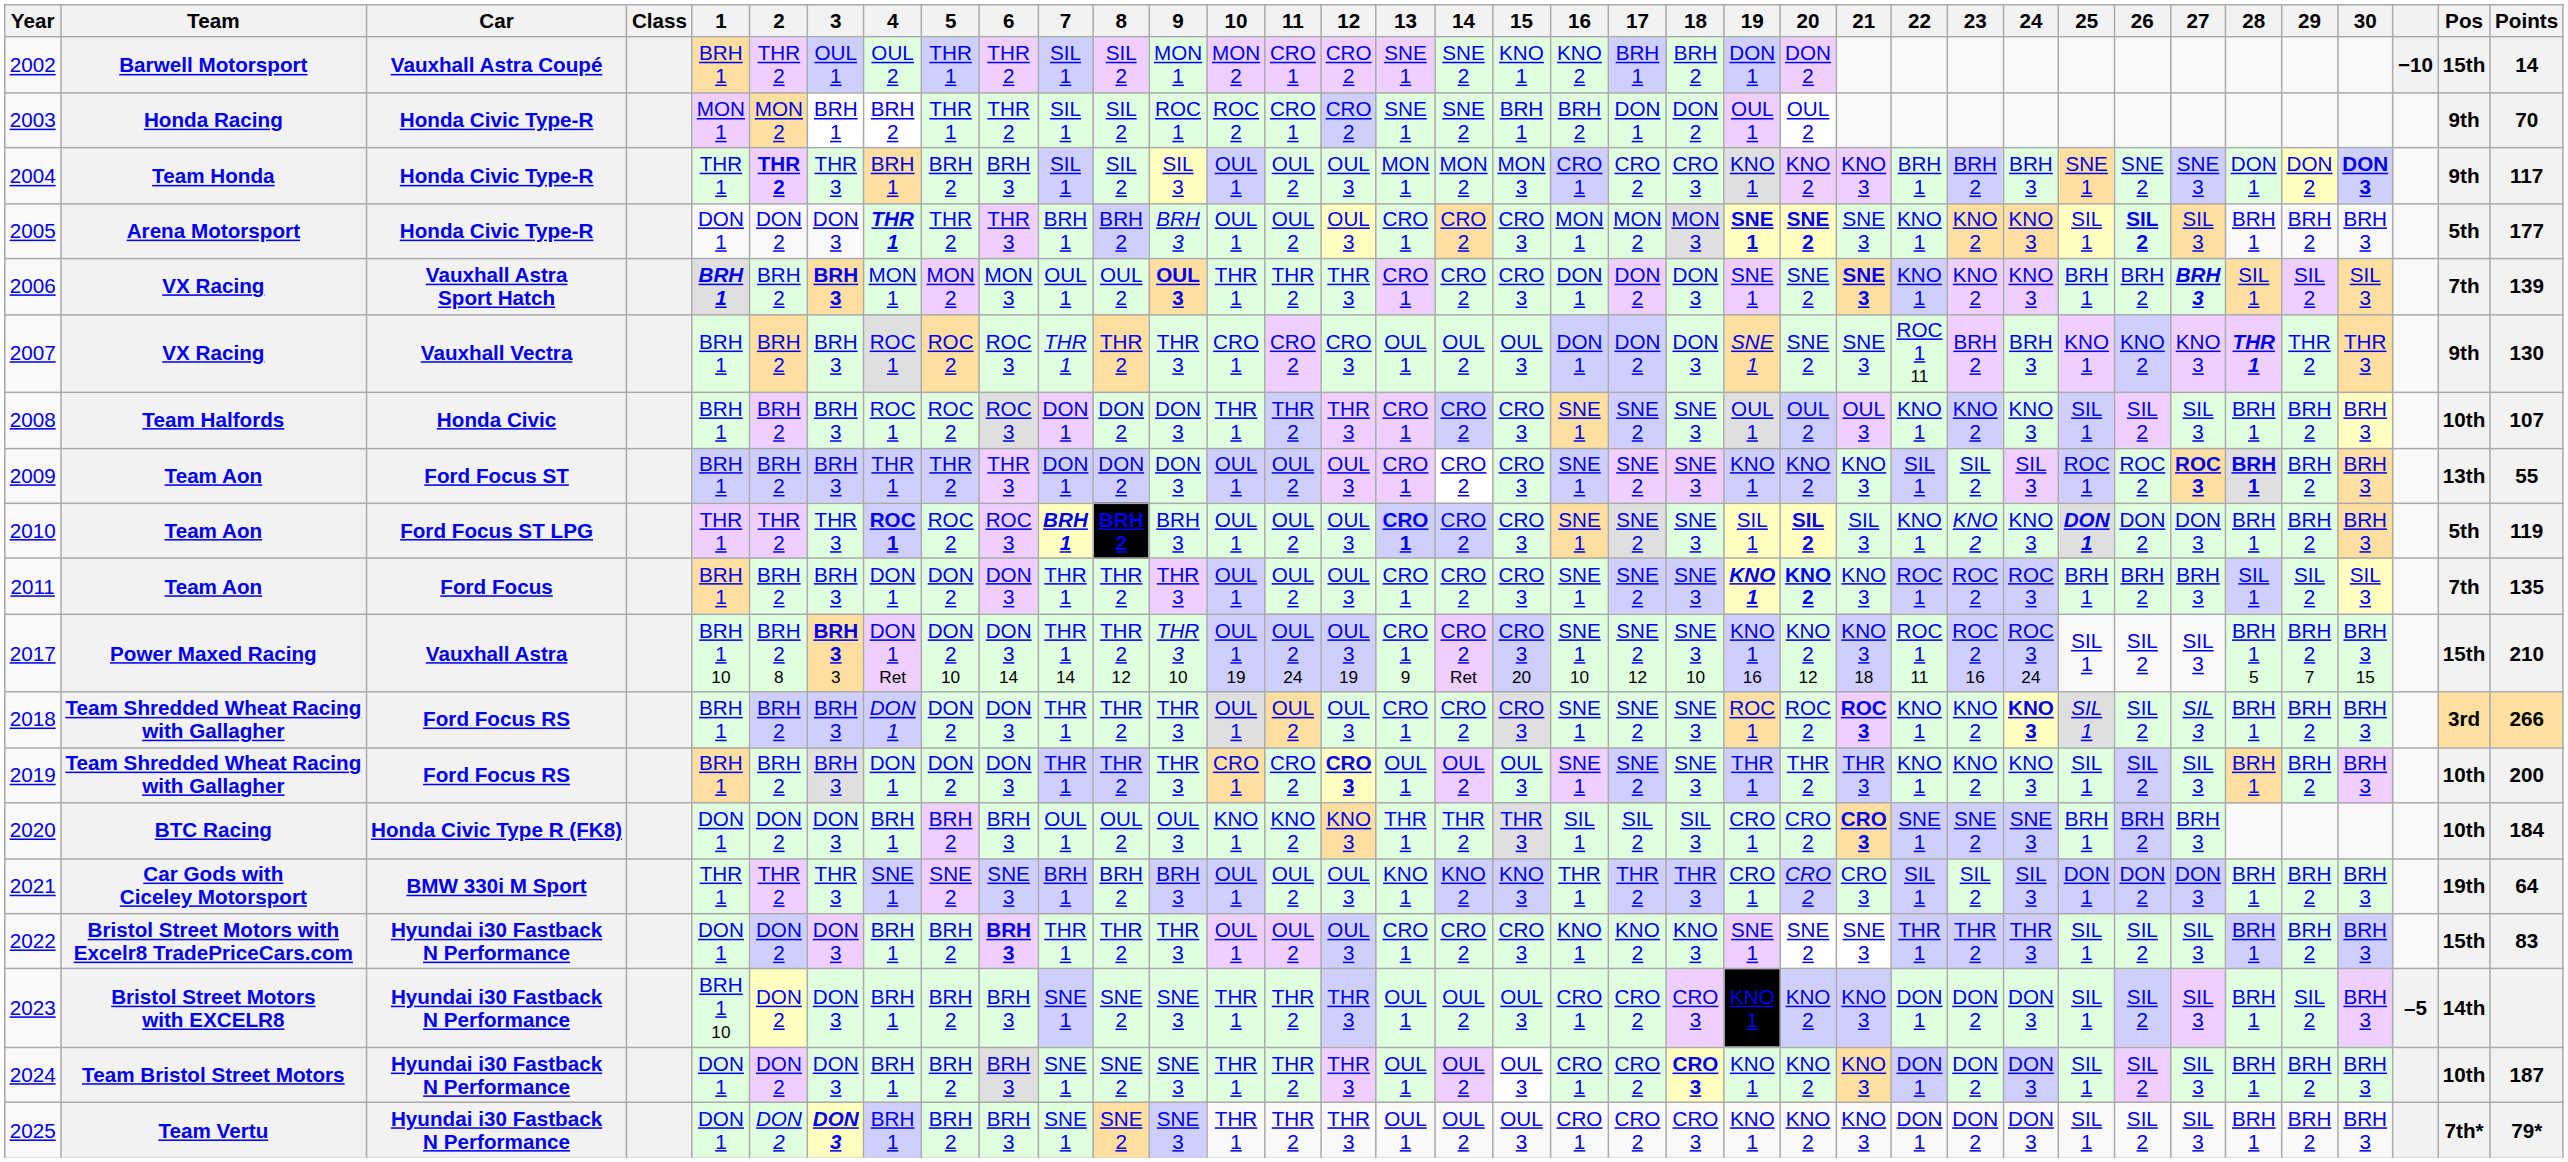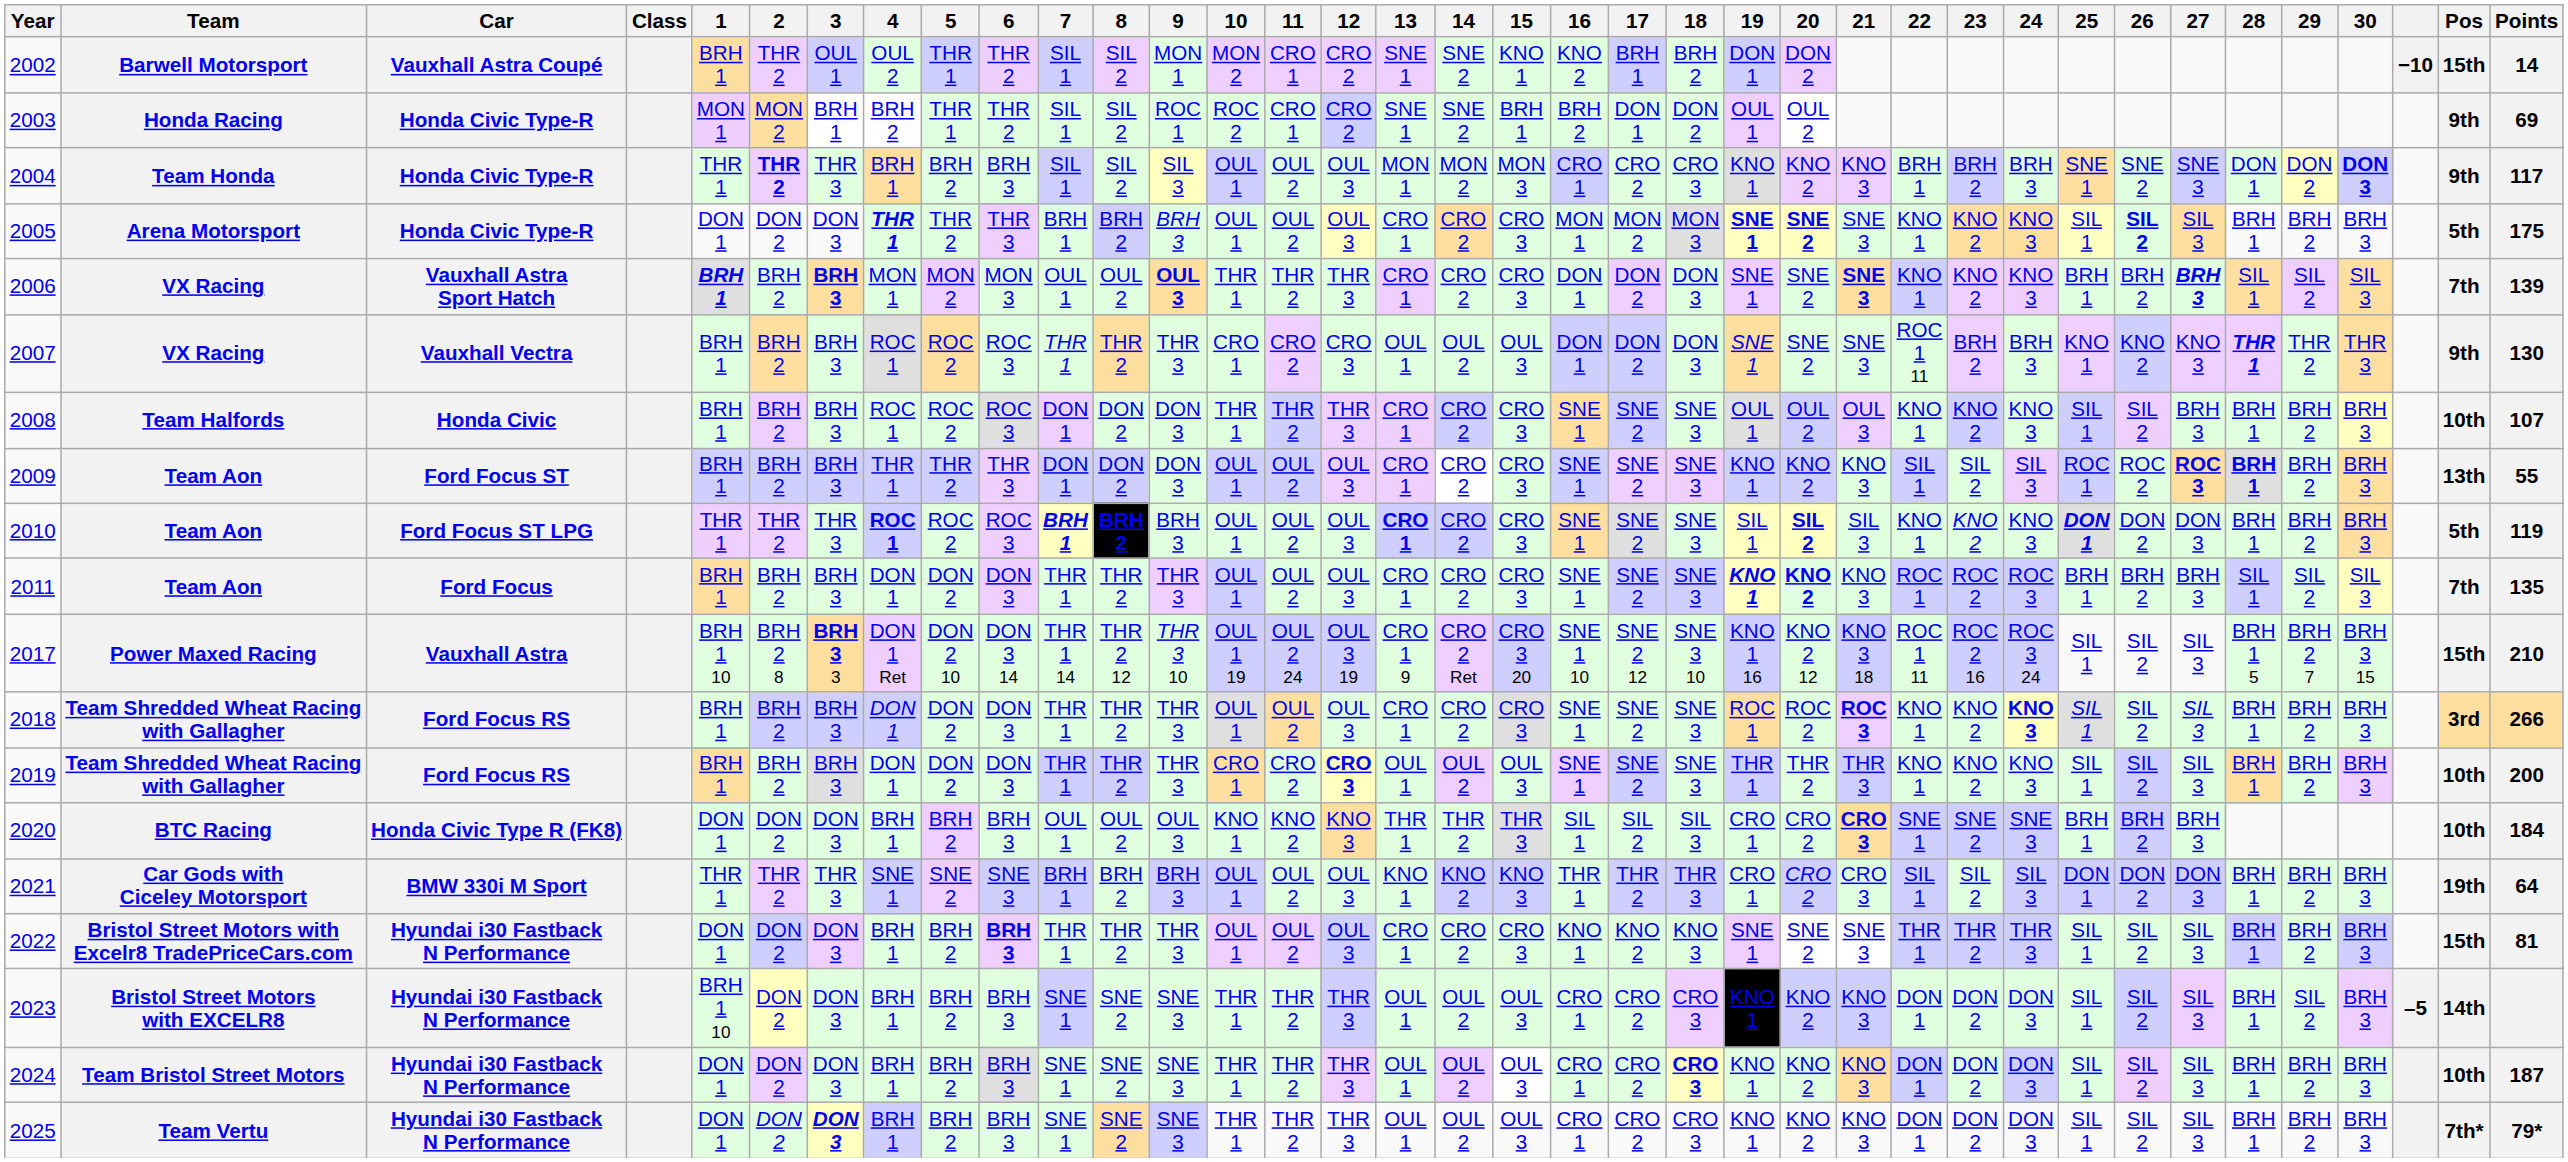(2527, 120) 70 -> (2527, 120) 69
(2527, 231) 177 -> (2527, 231) 175
(2198, 420) SIL 3 -> (2198, 420) BRH 3
(2527, 941) 83 -> (2527, 941) 81
